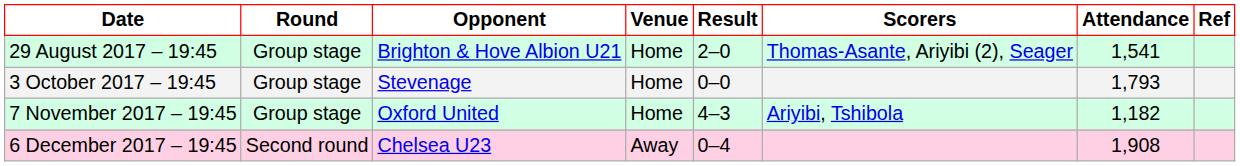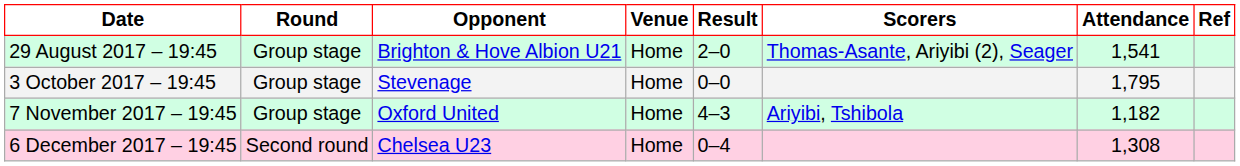(1136, 82) 1,793 -> (1136, 82) 1,795
(654, 144) Away -> (657, 144) Home
(1136, 144) 1,908 -> (1136, 144) 1,308
